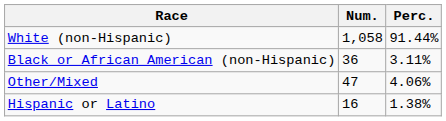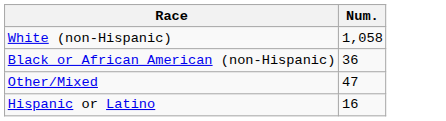- column: (414, 16)
